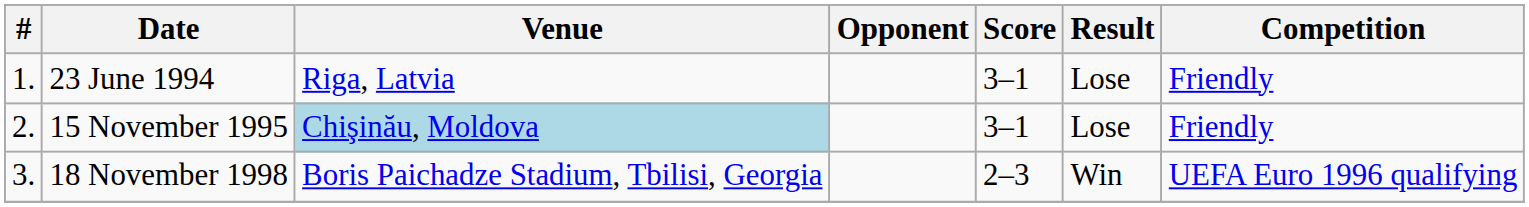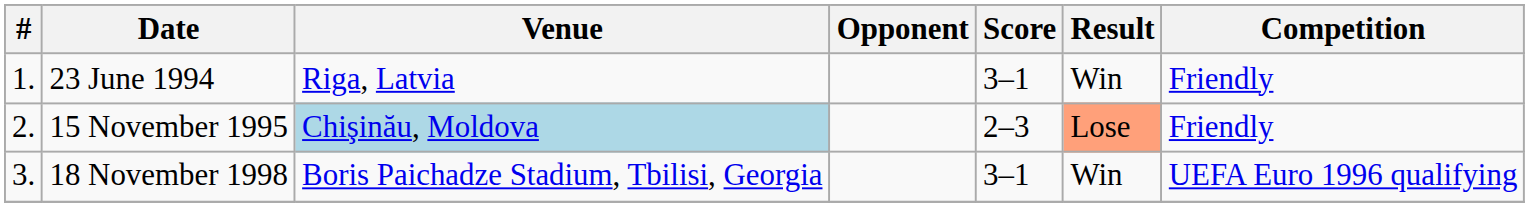(1101, 77) Lose -> (1096, 77) Win
(1006, 126) 3–1 -> (1006, 126) 2–3
(1101, 126) no background -> (1101, 126) lightsalmon background
(1006, 175) 2–3 -> (1006, 175) 3–1
